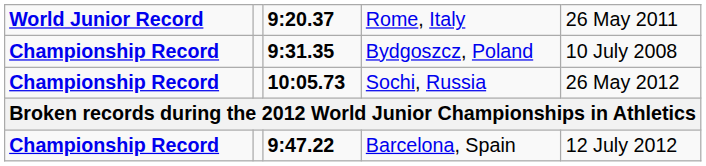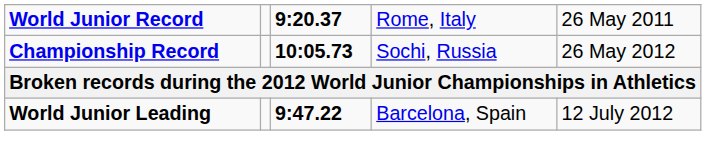- row: (450, 51)
(114, 144) Championship Record -> (110, 113) World Junior Leading
